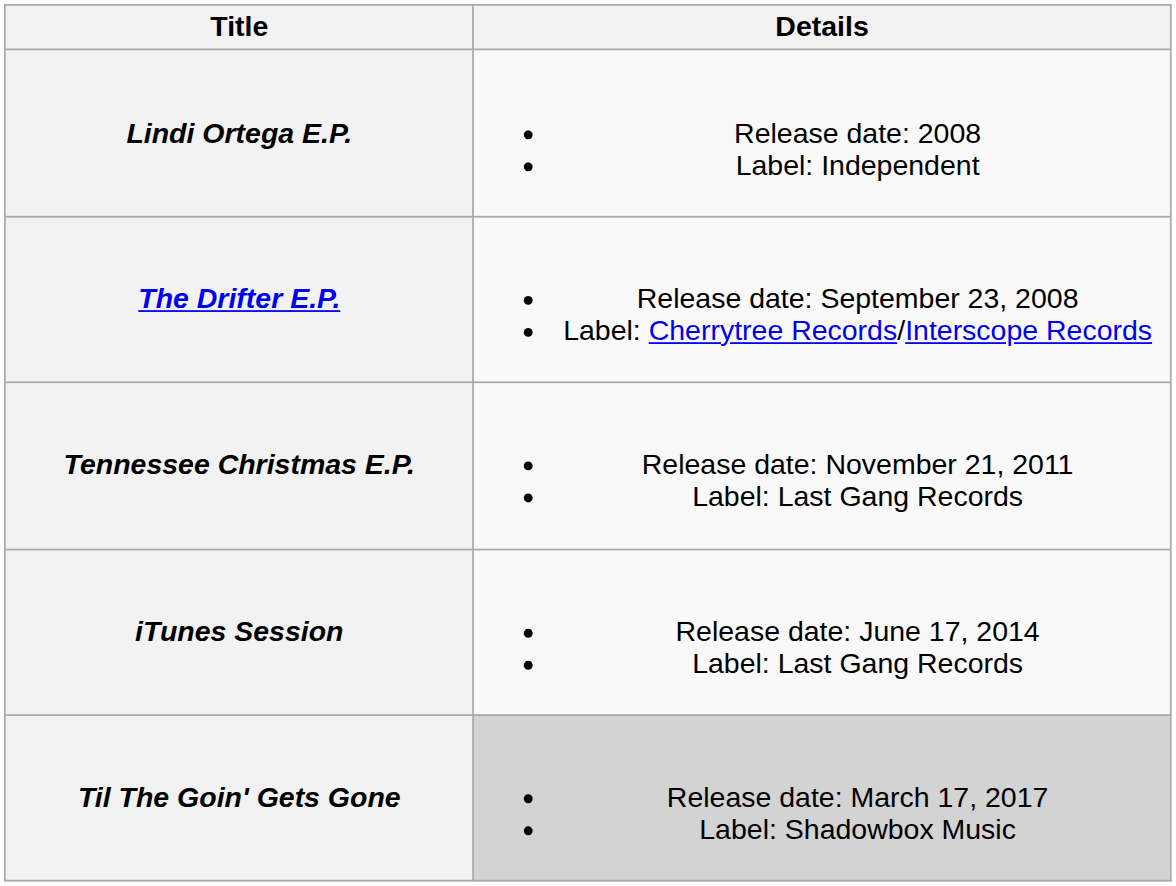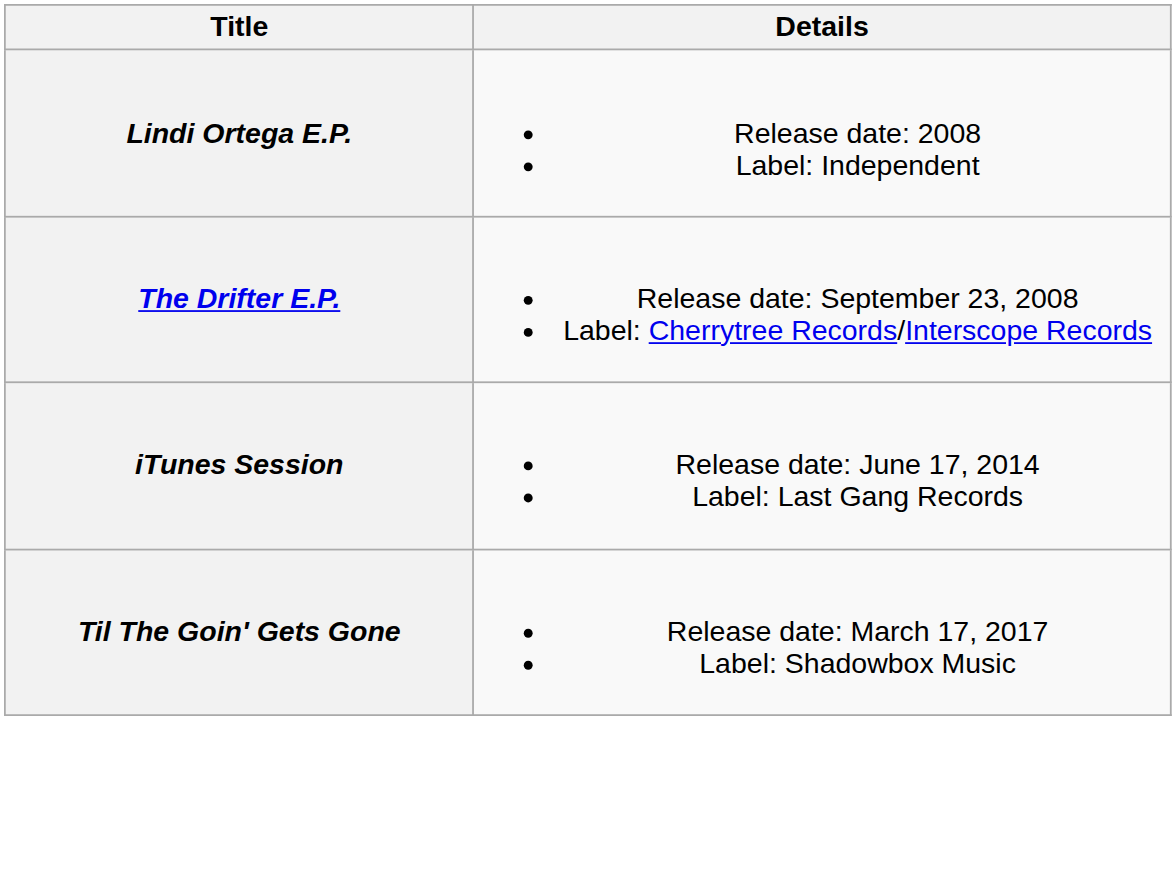- row: (239, 465)
(822, 814) lightgrey background -> (822, 648) no background
